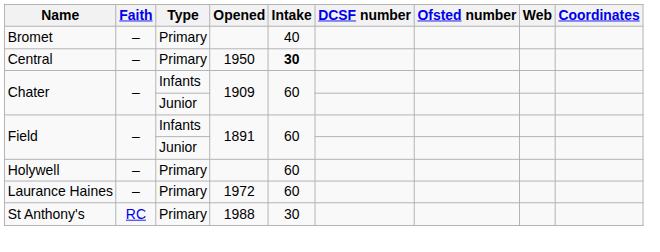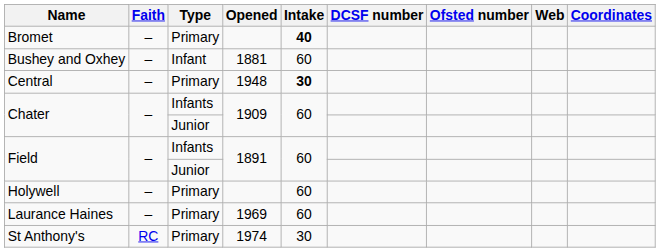(292, 37) normal -> (304, 37) bold
+ row: (66, 59)
(239, 59) 1950 -> (252, 81) 1948
(239, 192) 1972 -> (252, 214) 1969
(239, 214) 1988 -> (252, 236) 1974
